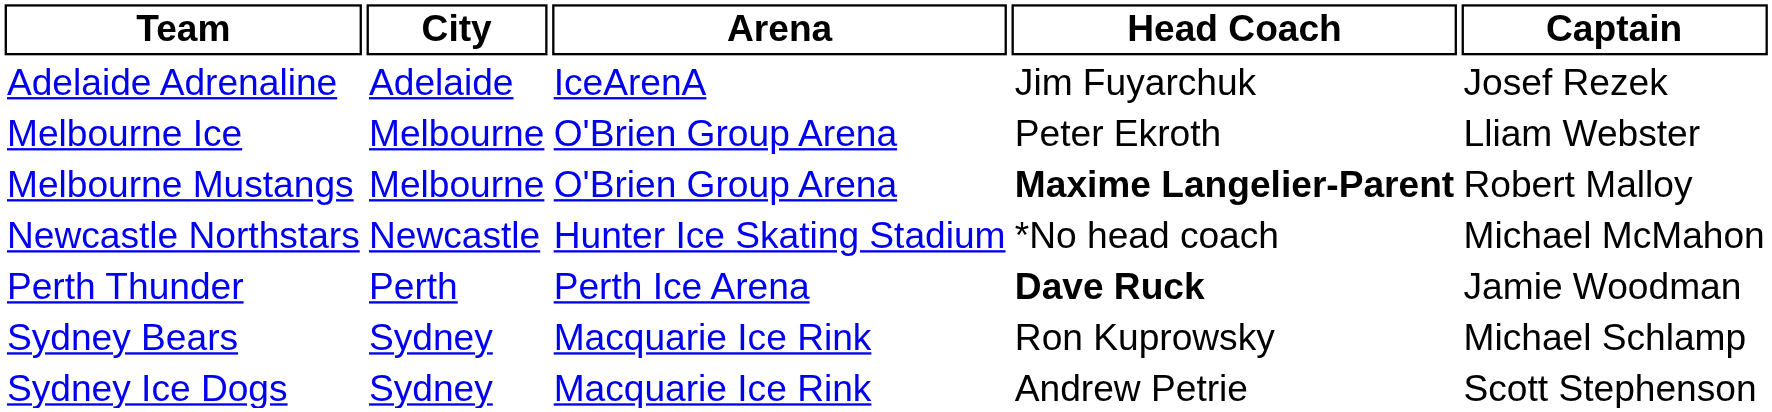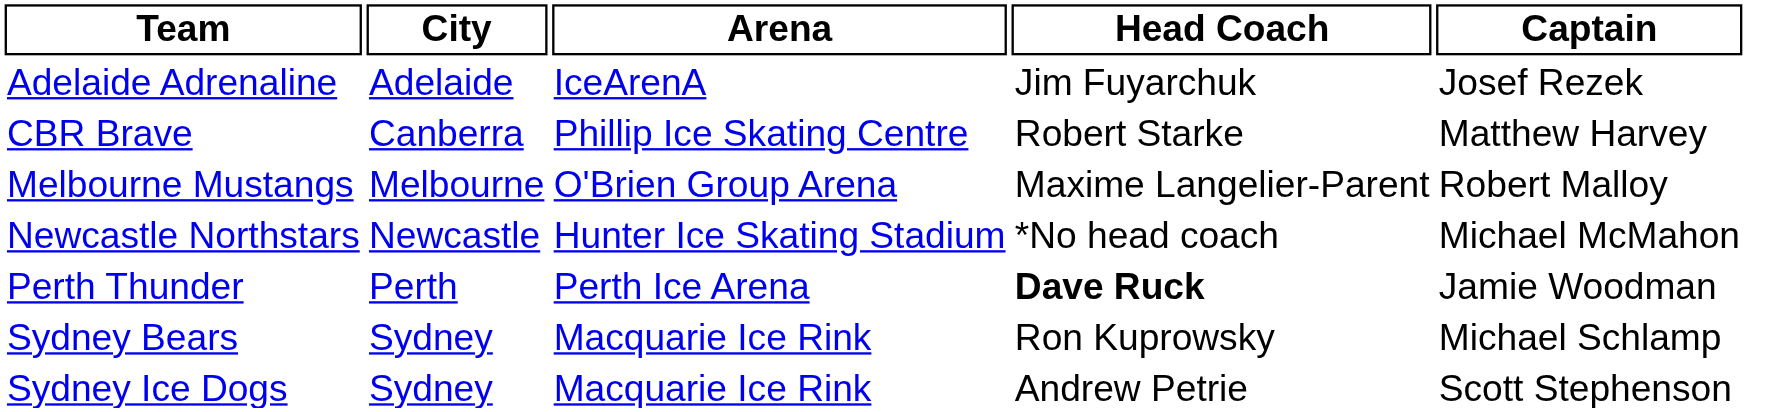+ row: (100, 133)
- row: (125, 133)
(1235, 184) bold -> (1222, 184) normal
